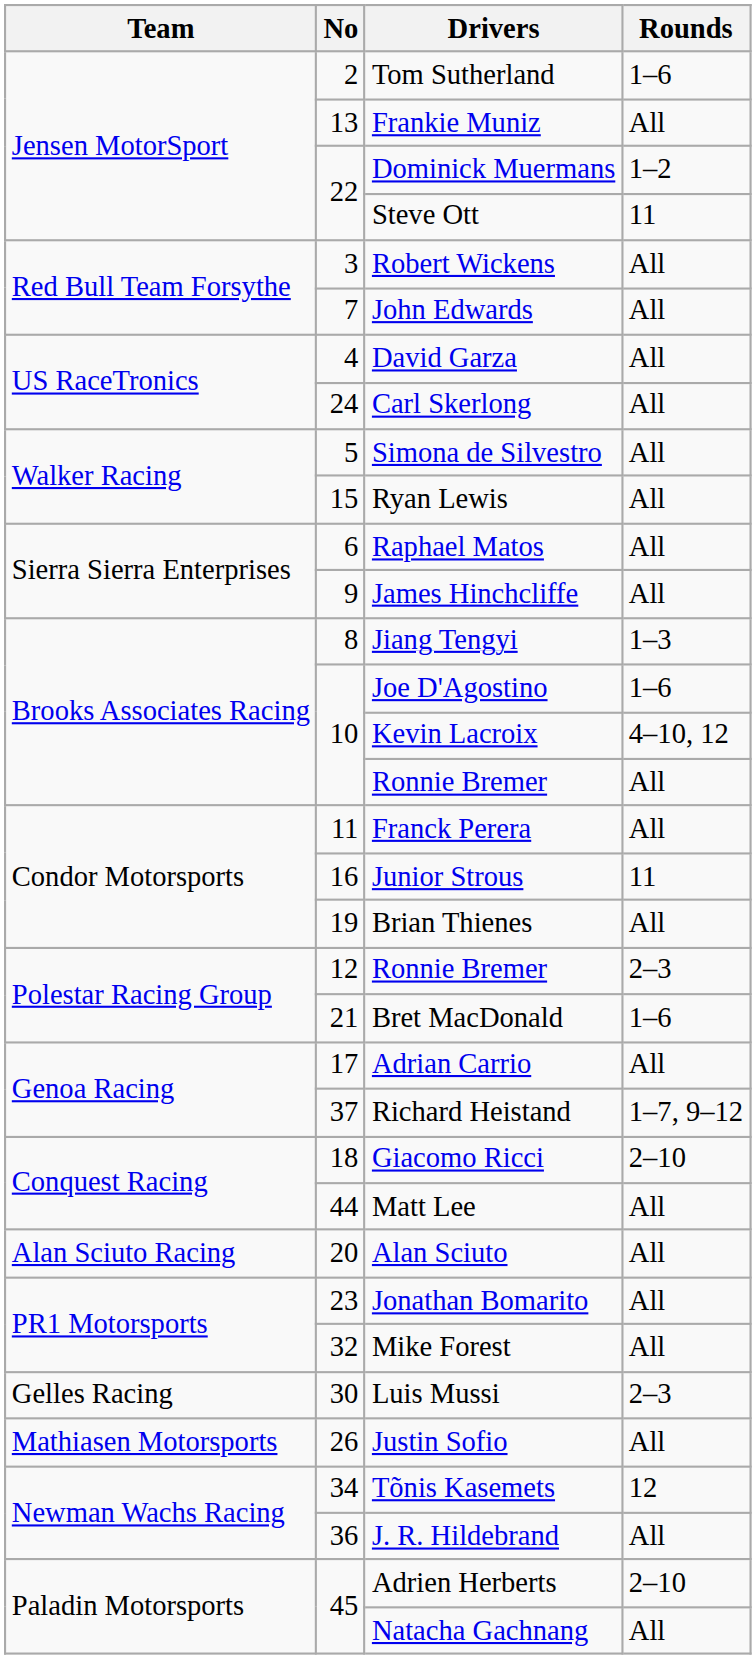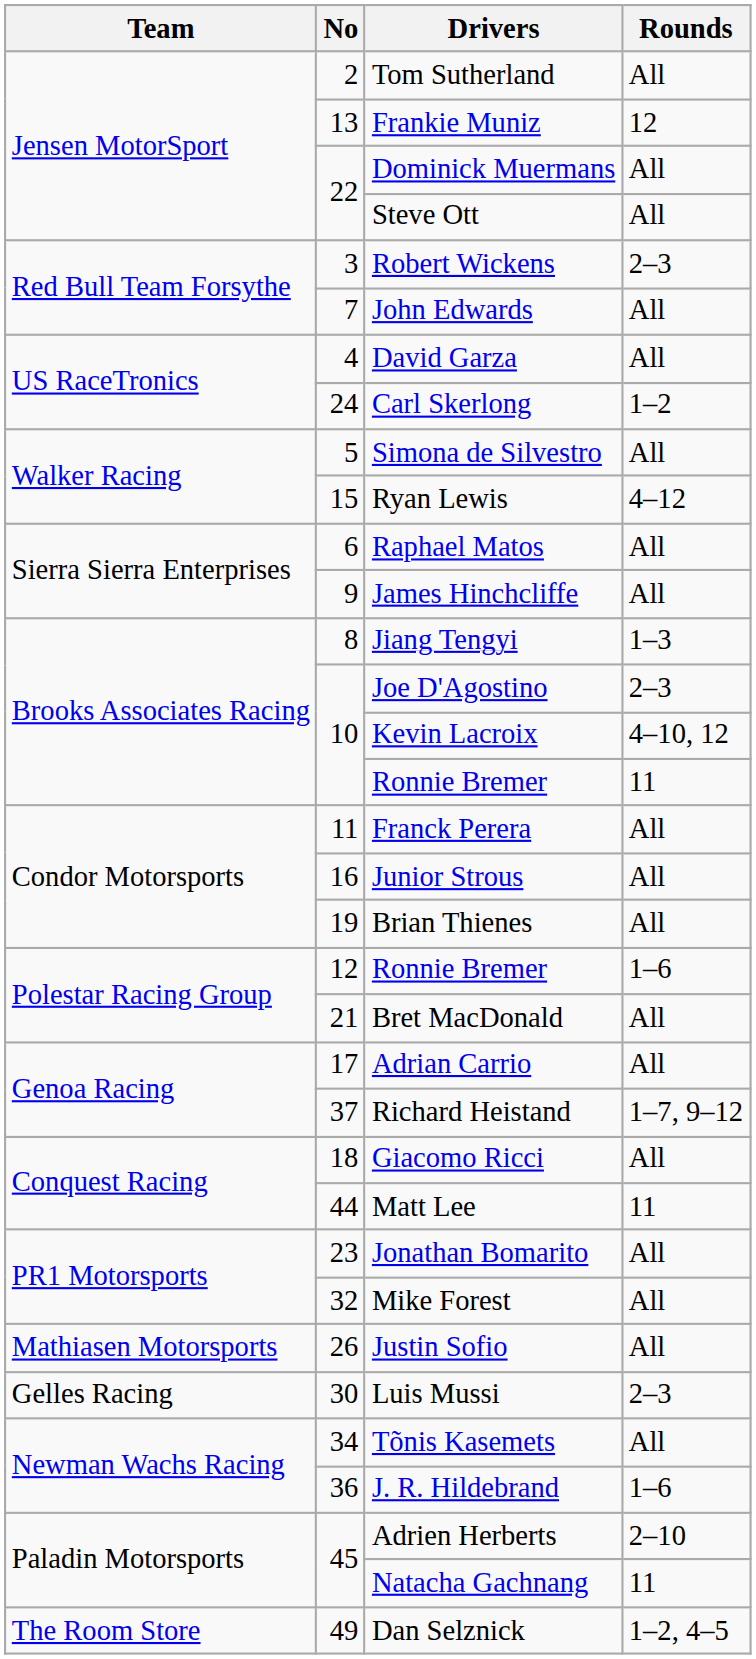(650, 74) 1–6 -> (647, 74) All
(647, 121) All -> (643, 121) 12
(650, 169) 1–2 -> (647, 169) All
(643, 216) 11 -> (647, 216) All
(647, 263) All -> (650, 263) 2–3
(647, 404) All -> (650, 404) 1–2
(647, 498) All -> (657, 498) 4–12
(650, 687) 1–6 -> (650, 687) 2–3
(647, 781) All -> (643, 781) 11
(643, 875) 11 -> (647, 875) All
(650, 970) 2–3 -> (650, 970) 1–6
(650, 1017) 1–6 -> (647, 1017) All
(657, 1158) 2–10 -> (647, 1158) All
(647, 1205) All -> (643, 1205) 11
- row: (344, 1252)
rows swapped: (344, 1441) <-> (344, 1394)
(643, 1488) 12 -> (647, 1441) All
(647, 1535) All -> (650, 1488) 1–6
(647, 1629) All -> (643, 1582) 11
+ row: (344, 1629)
